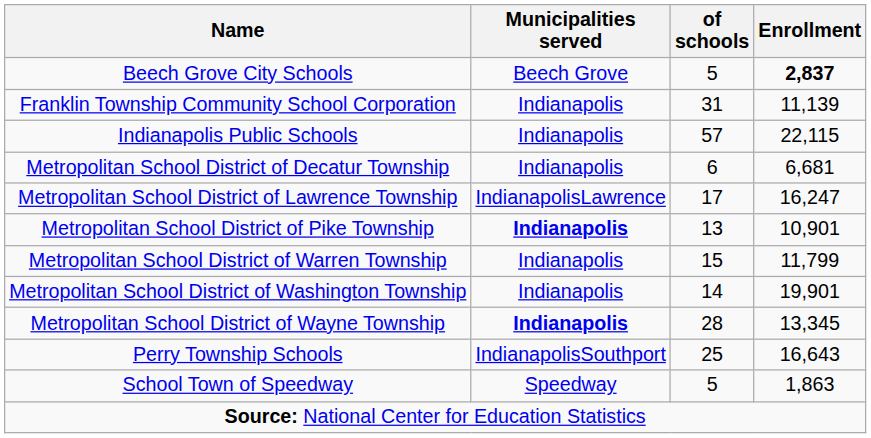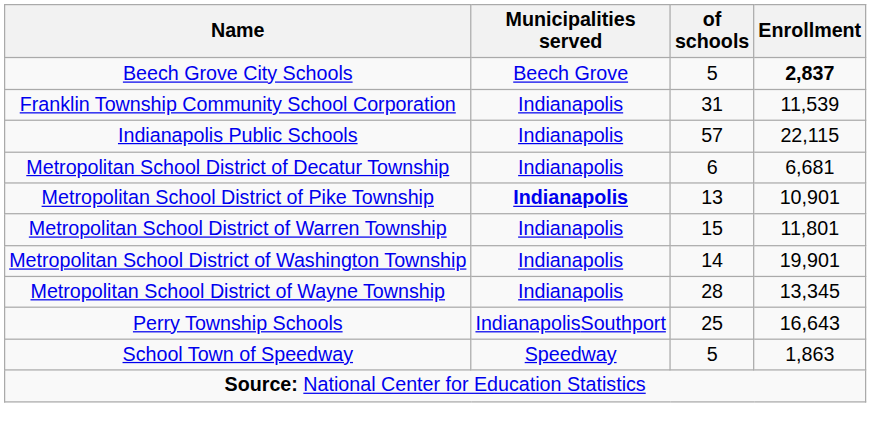(810, 104) 11,139 -> (810, 104) 11,539
- row: (238, 198)
(810, 260) 11,799 -> (810, 229) 11,801
(571, 323) bold -> (571, 291) normal
